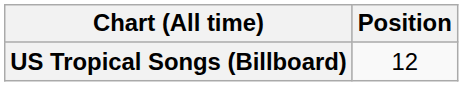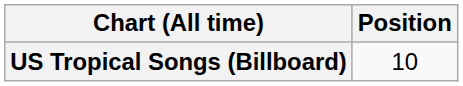(405, 61) 12 -> (405, 61) 10
